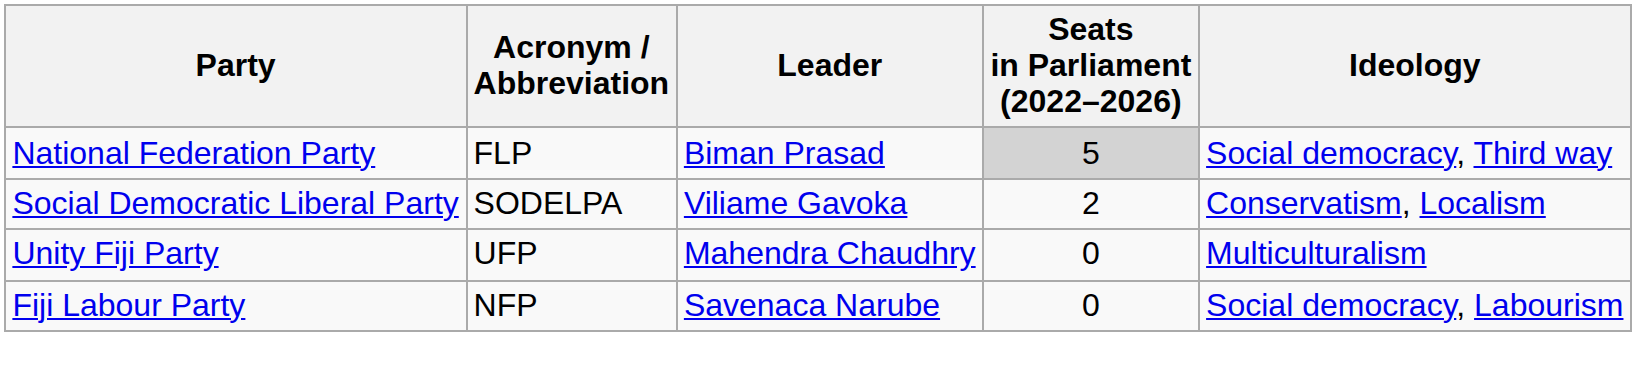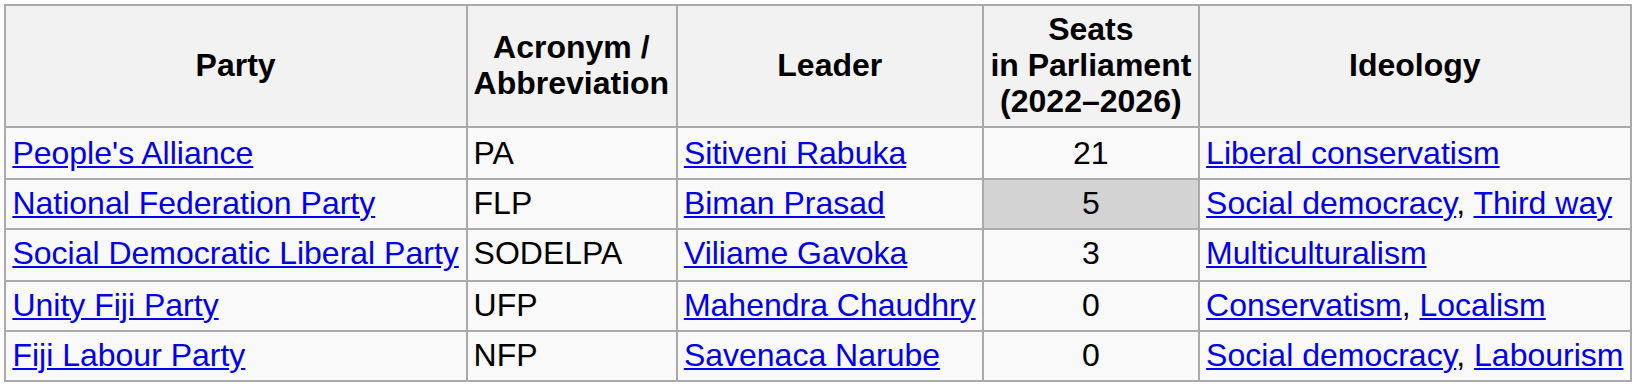+ row: (133, 152)
(1091, 203) 2 -> (1091, 254) 3
(1376, 203) Conservatism, Localism -> (1316, 254) Multiculturalism
(1316, 254) Multiculturalism -> (1376, 304) Conservatism, Localism
